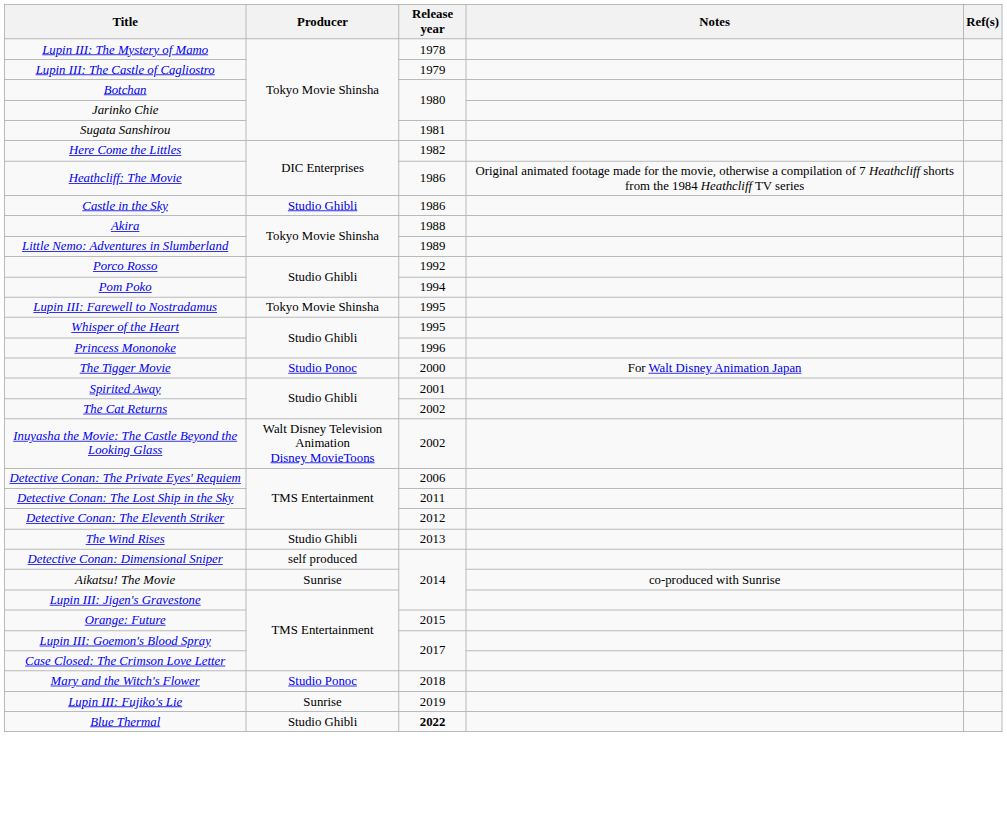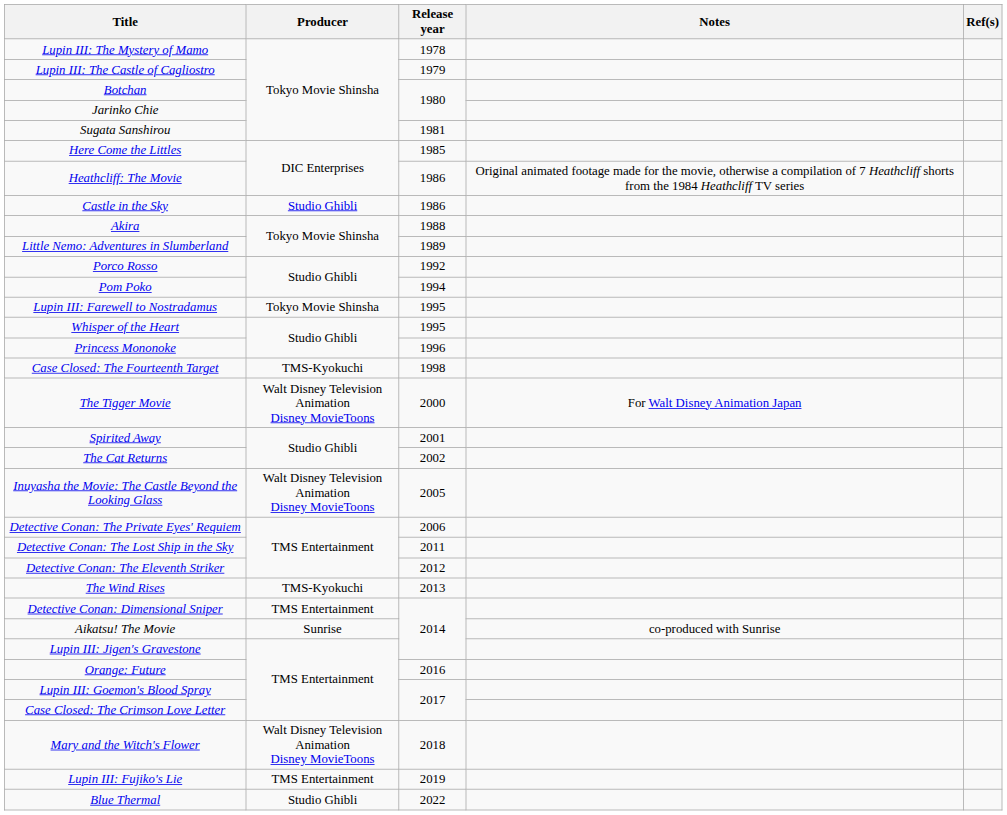(433, 150) 1982 -> (433, 150) 1985
+ row: (125, 368)
(323, 368) Studio Ponoc -> (323, 402) Walt Disney Television Animation Disney MovieToons
(433, 443) 2002 -> (433, 492) 2005
(323, 539) Studio Ghibli -> (323, 588) TMS-Kyokuchi
(323, 559) self produced -> (323, 608) TMS Entertainment
(433, 620) 2015 -> (433, 669) 2016
(323, 681) Studio Ponoc -> (323, 744) Walt Disney Television Animation Disney MovieToons
(323, 701) Sunrise -> (323, 779) TMS Entertainment
(433, 721) bold -> (433, 799) normal
